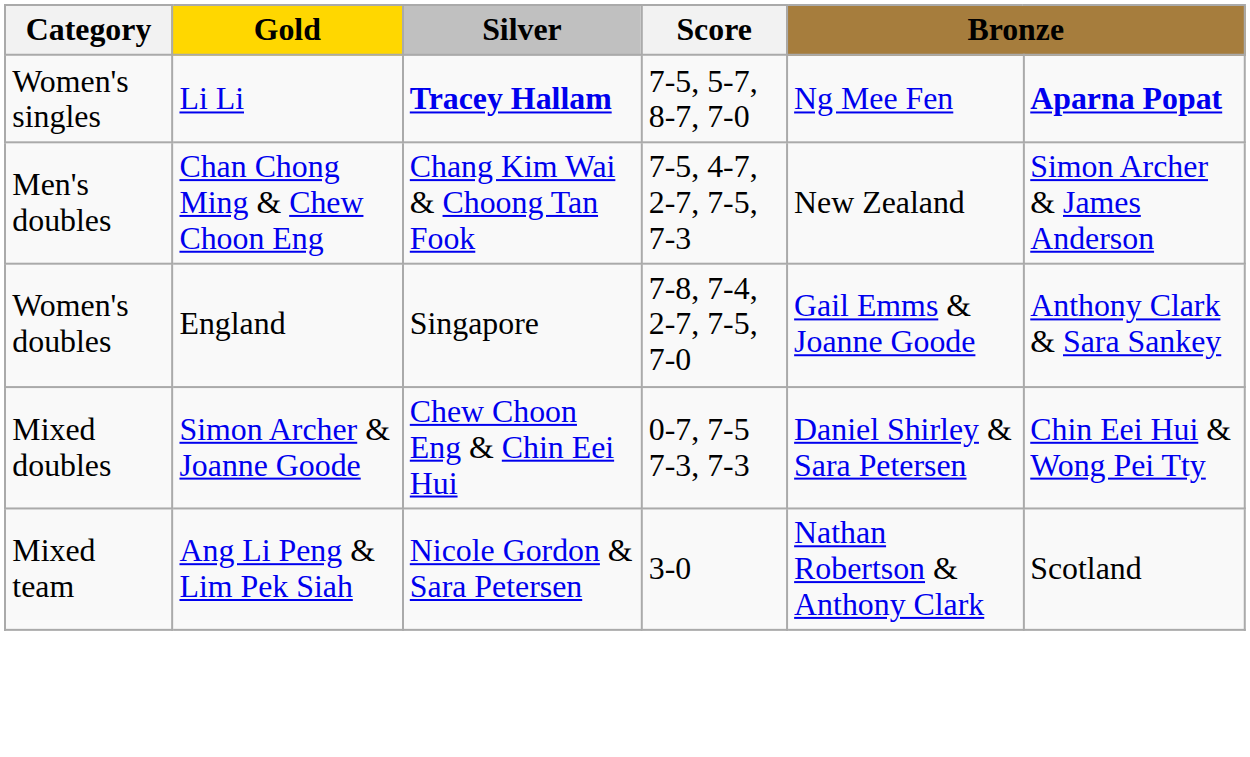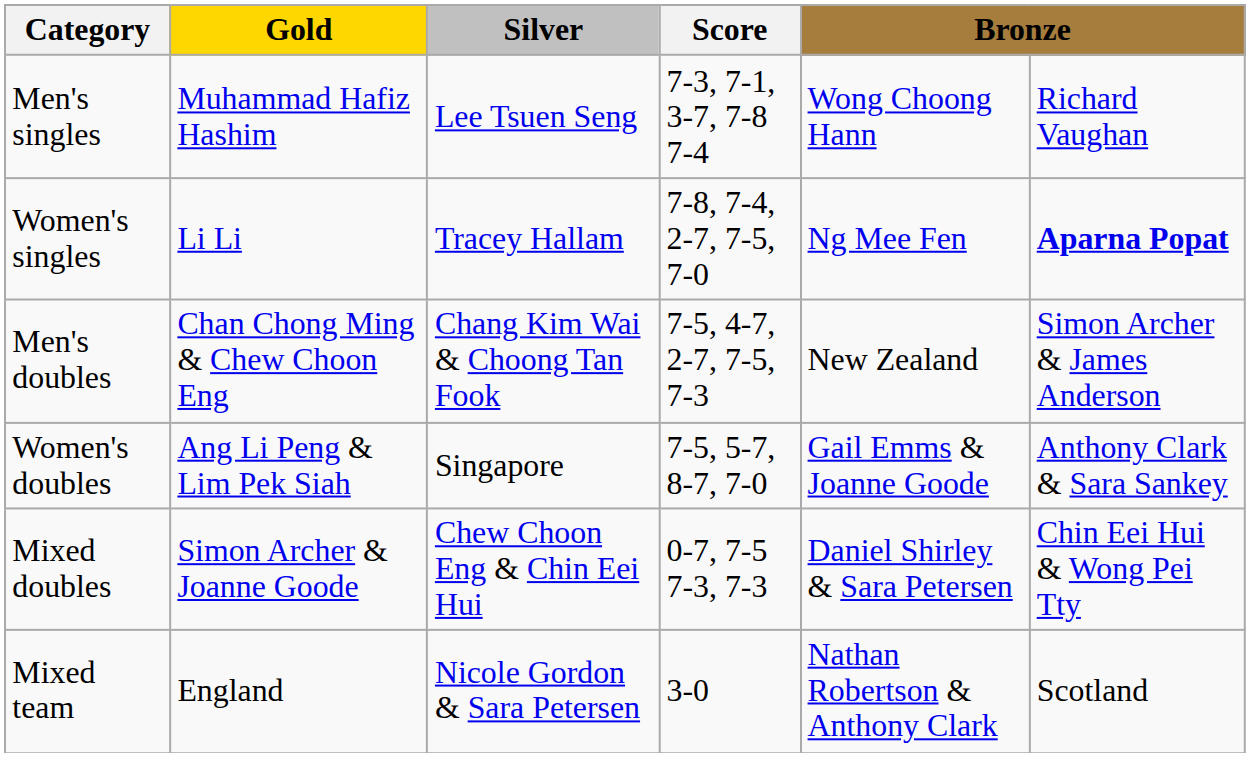+ row: (57, 116)
(511, 98) bold -> (529, 238) normal
(703, 98) 7-5, 5-7, 8-7, 7-0 -> (721, 238) 7-8, 7-4, 2-7, 7-5, 7-0
(233, 324) England -> (275, 464) Ang Li Peng & Lim Pek Siah
(703, 324) 7-8, 7-4, 2-7, 7-5, 7-0 -> (721, 464) 7-5, 5-7, 8-7, 7-0
(277, 568) Ang Li Peng & Lim Pek Siah -> (230, 690) England
